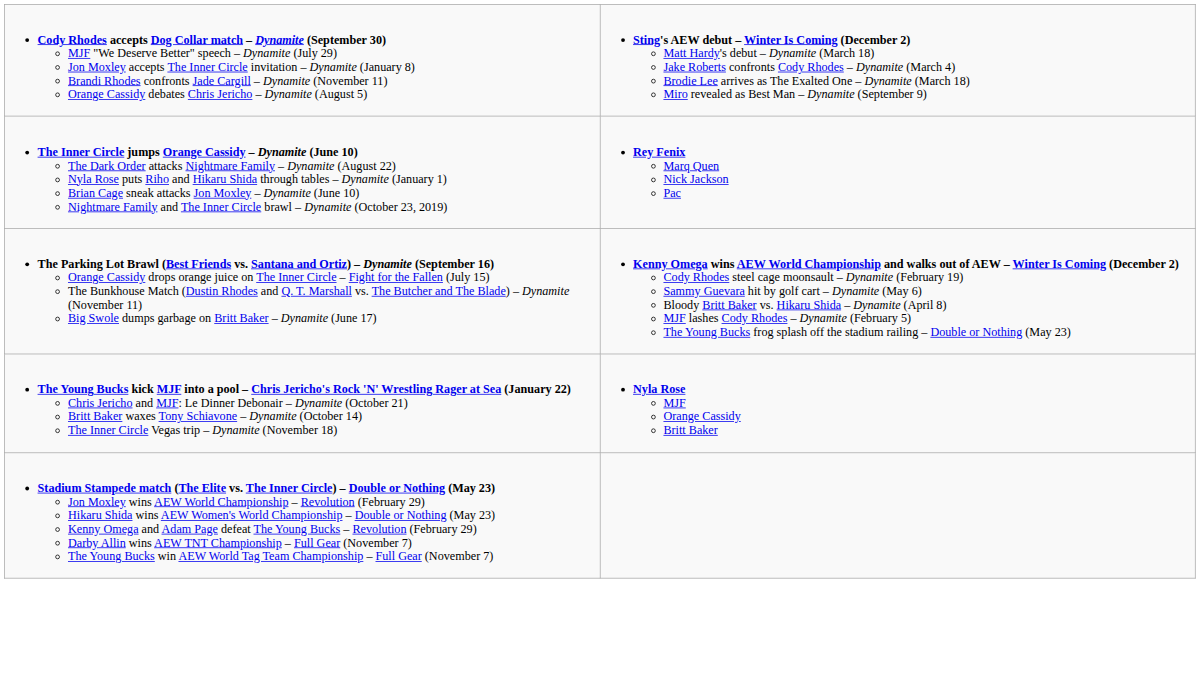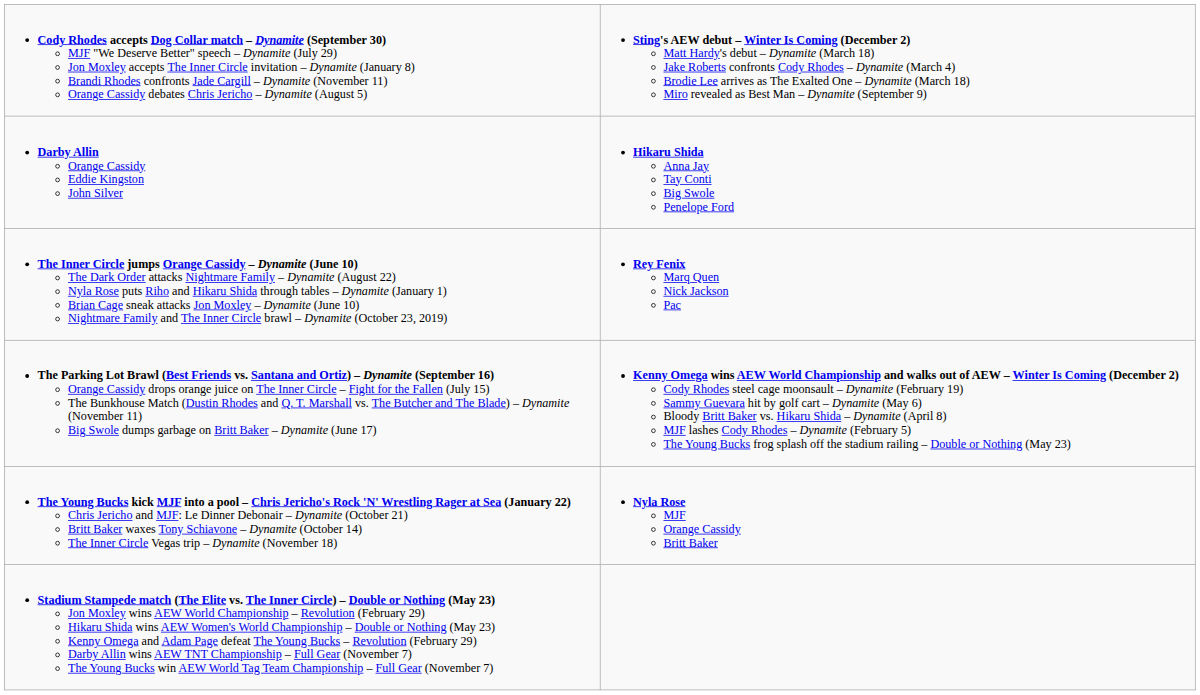+ row: (302, 172)
